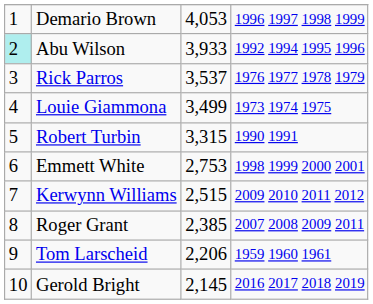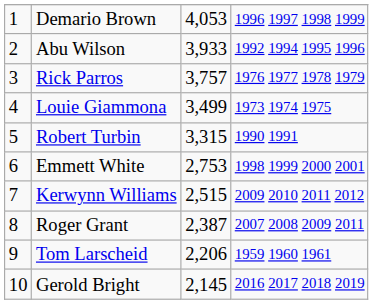(13, 48) paleturquoise background -> (13, 48) no background
(206, 78) 3,537 -> (206, 78) 3,757
(206, 225) 2,385 -> (206, 225) 2,387
